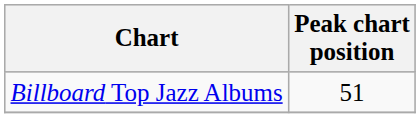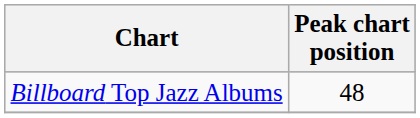(352, 91) 51 -> (352, 91) 48
